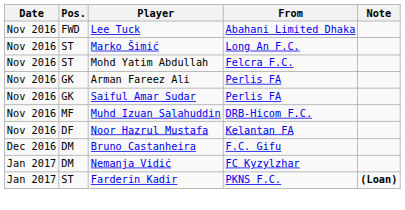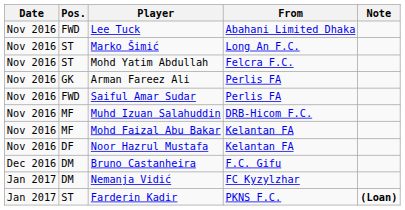(67, 96) GK -> (70, 96) FWD
+ row: (156, 130)
